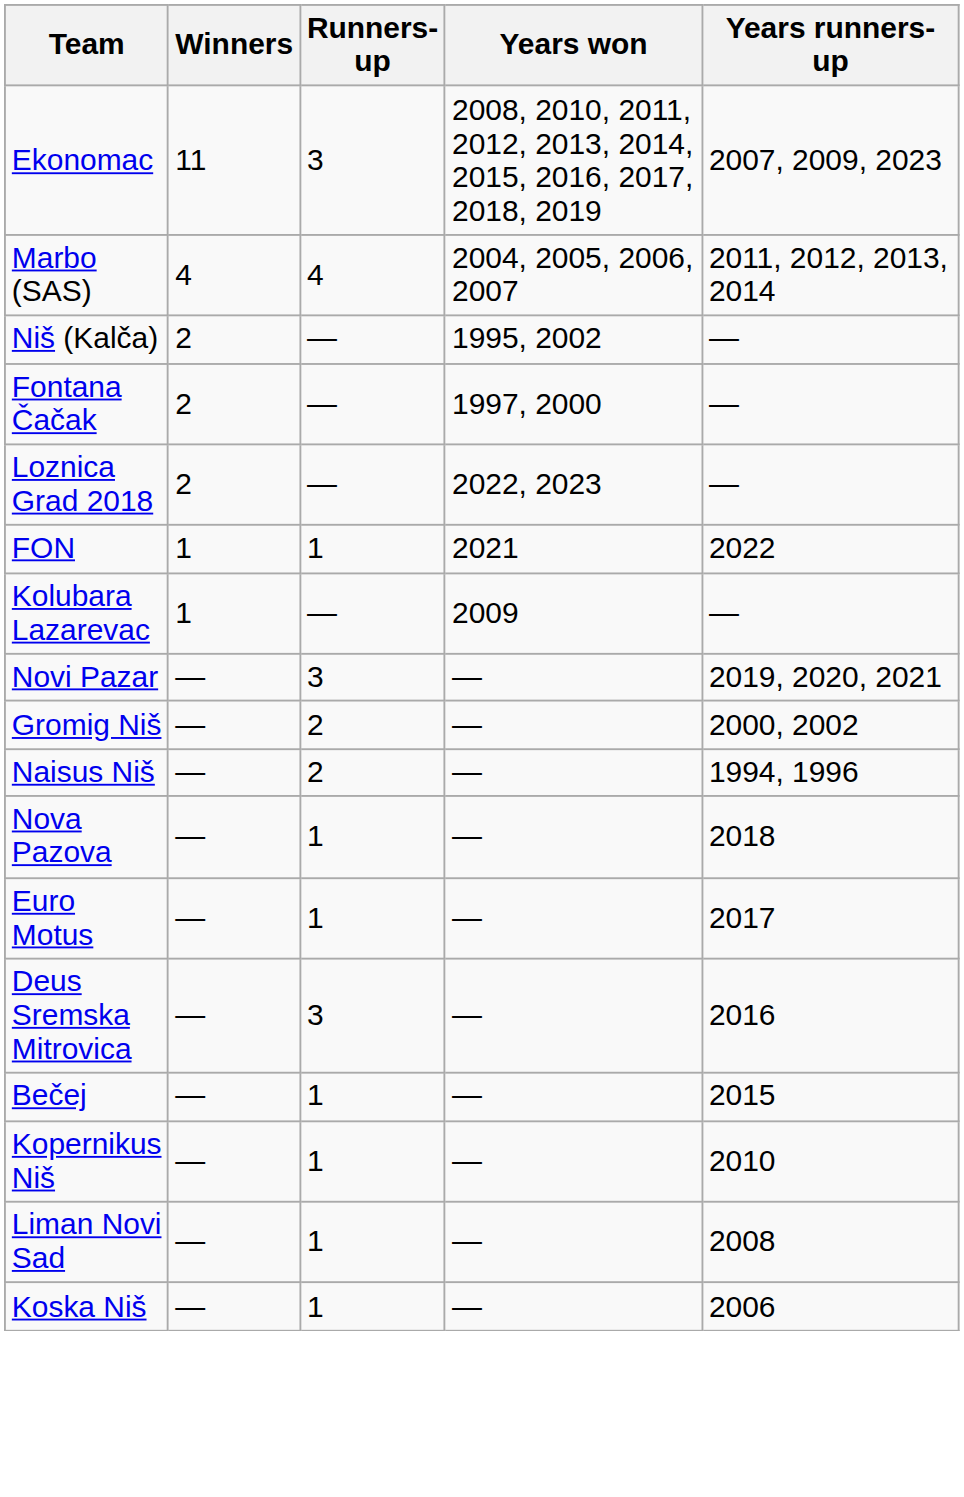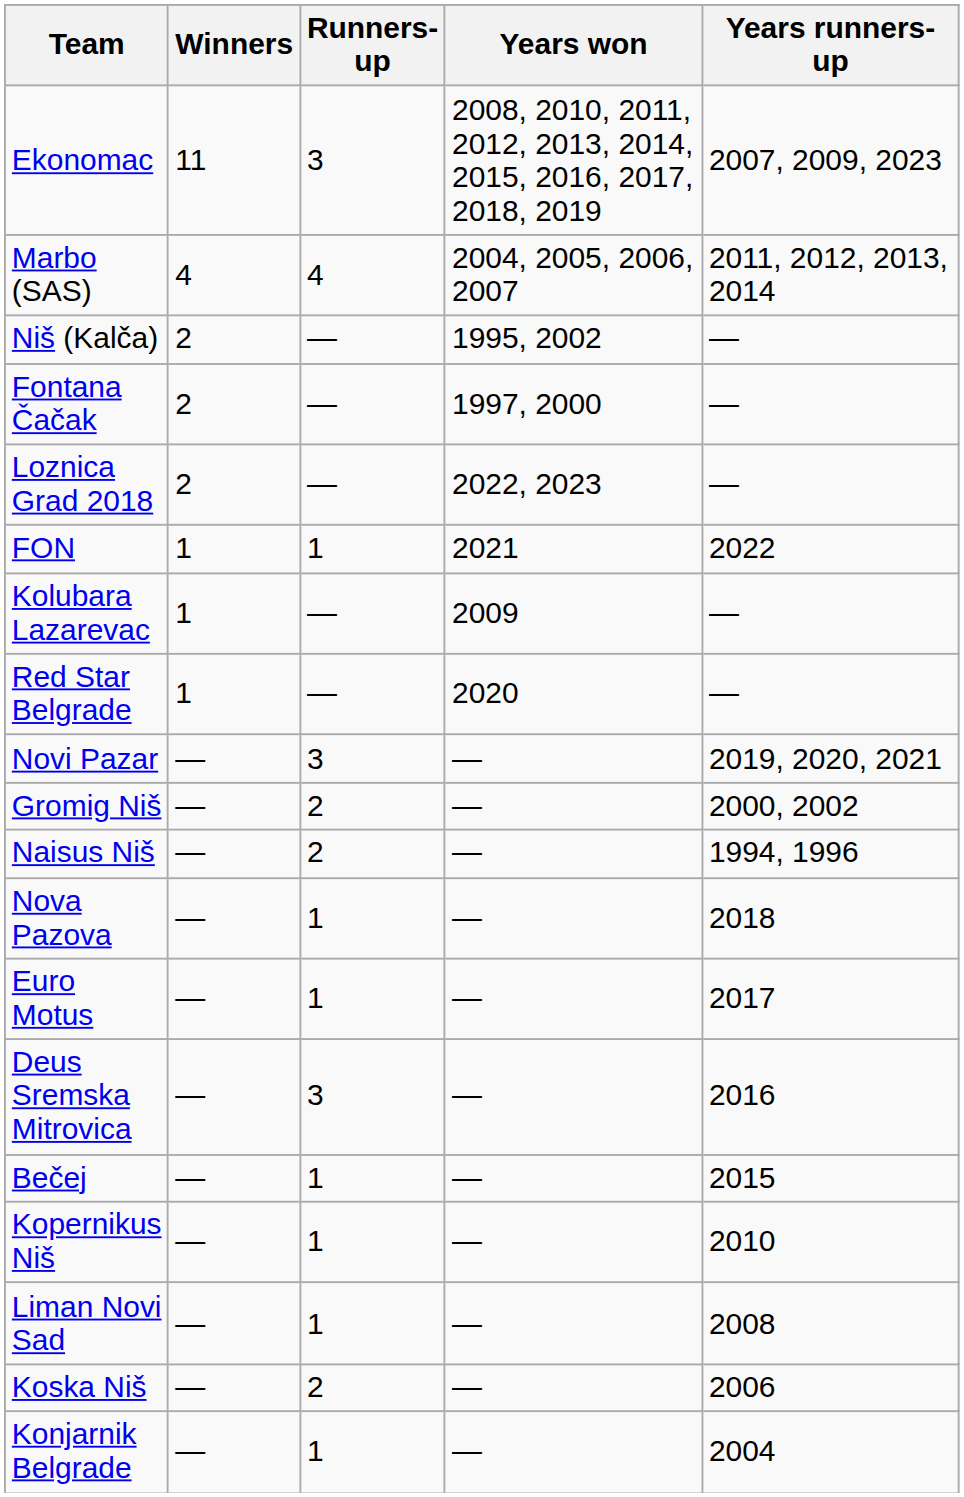+ row: (72, 693)
(315, 1306) 1 -> (315, 1387) 2
+ row: (74, 1451)
